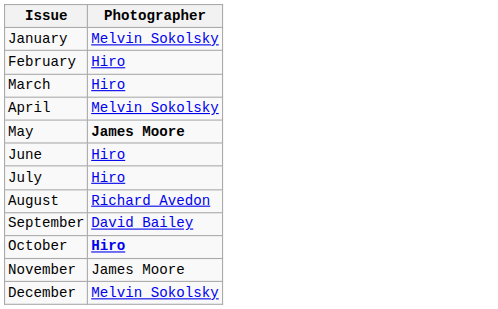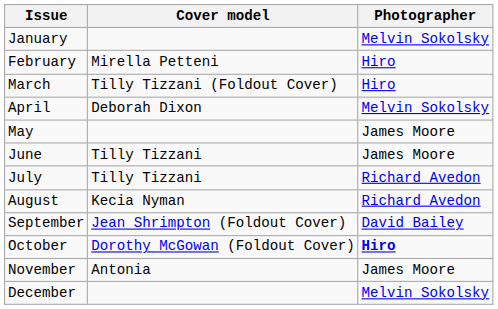+ column: (223, 16)
(138, 132) bold -> (408, 132) normal
(108, 155) Hiro -> (408, 155) James Moore
(108, 178) Hiro -> (421, 178) Richard Avedon
